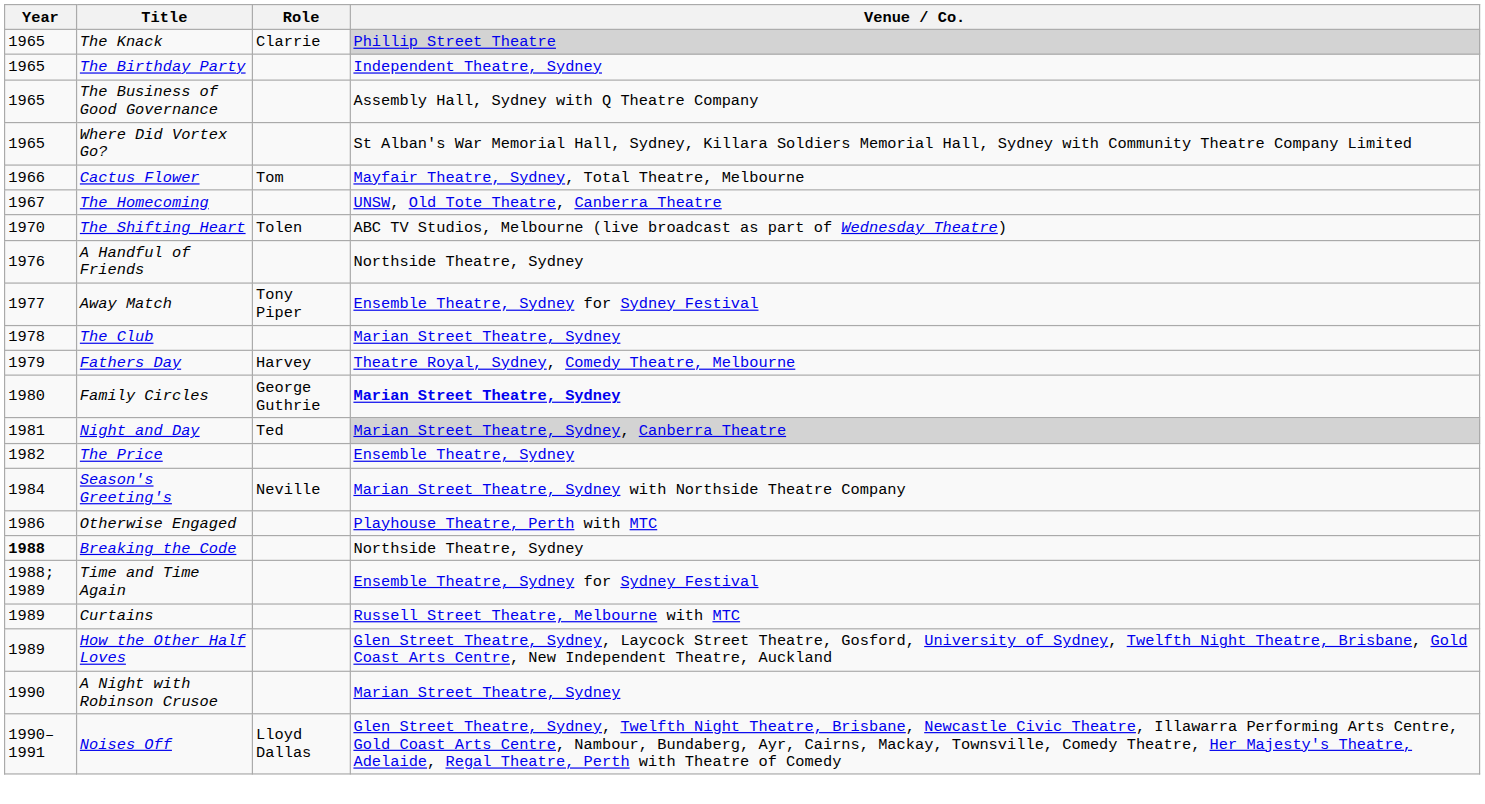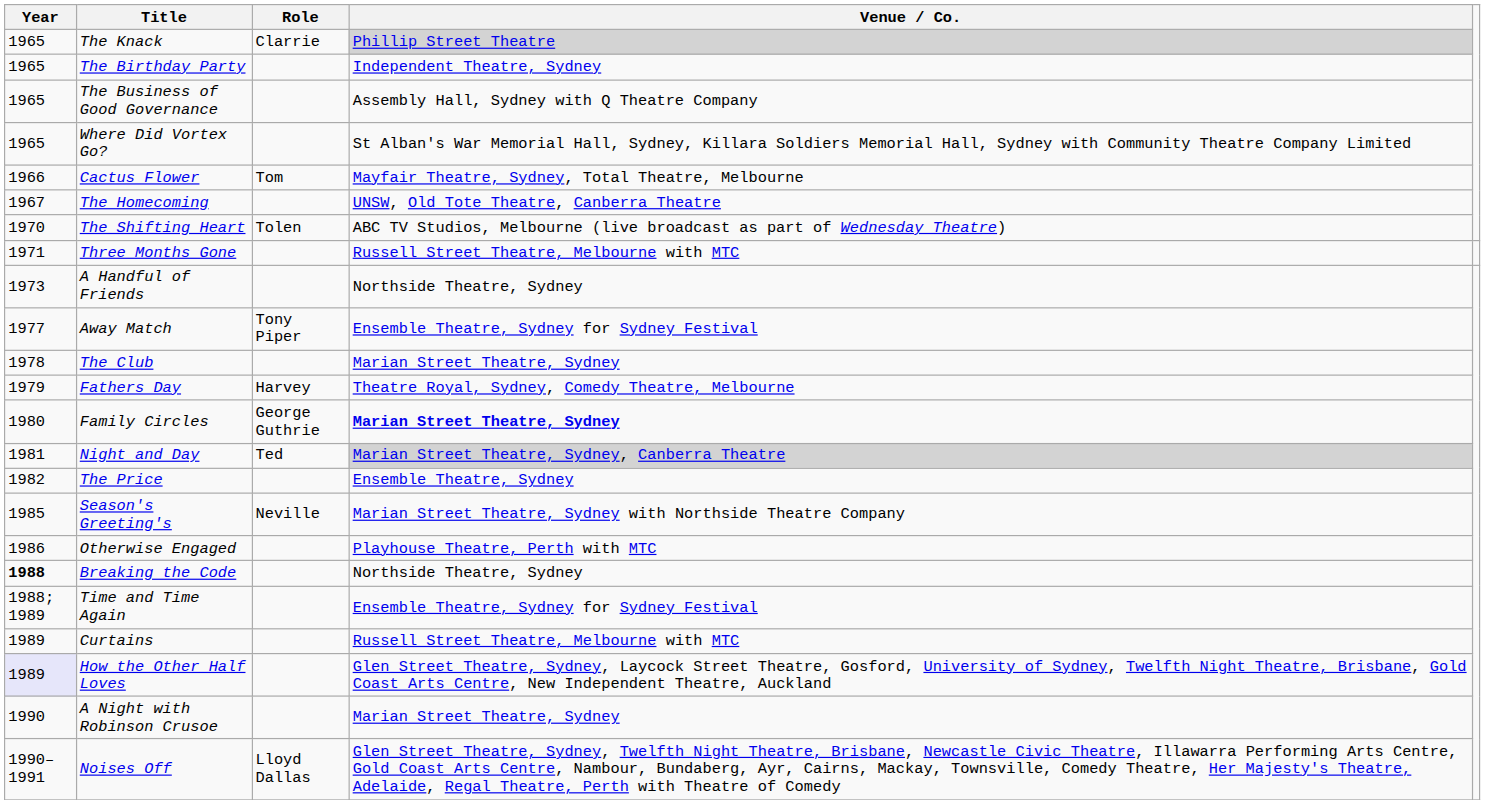+ row: (158, 253)
(27, 261) 1976 -> (27, 286) 1973
(27, 489) 1984 -> (27, 514) 1985
(27, 650) no background -> (27, 675) lavender background
